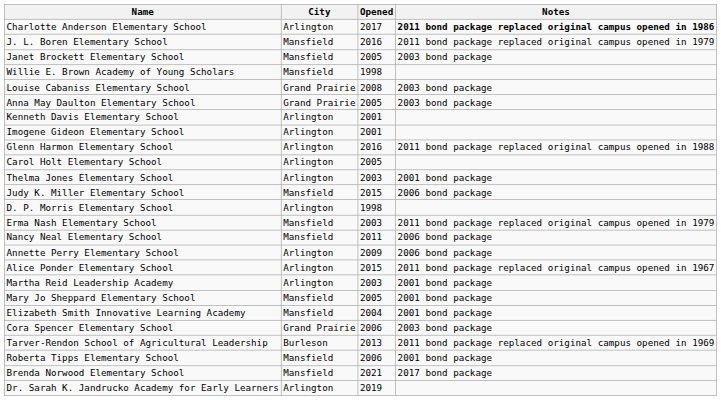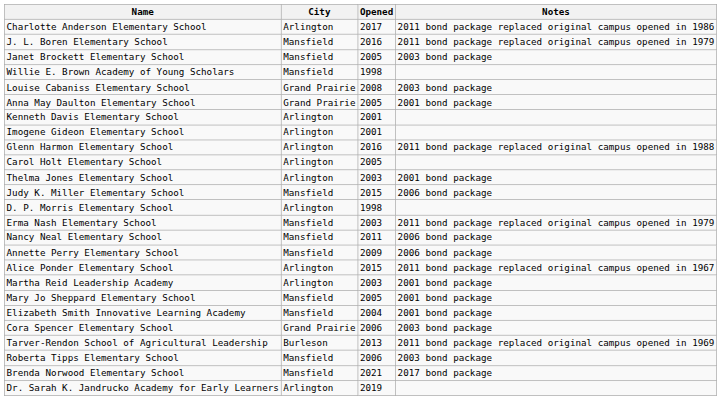(556, 27) bold -> (556, 27) normal
(445, 102) 2003 bond package -> (445, 102) 2001 bond package
(308, 253) Arlington -> (308, 253) Mansfield
(445, 358) 2001 bond package -> (445, 358) 2003 bond package
